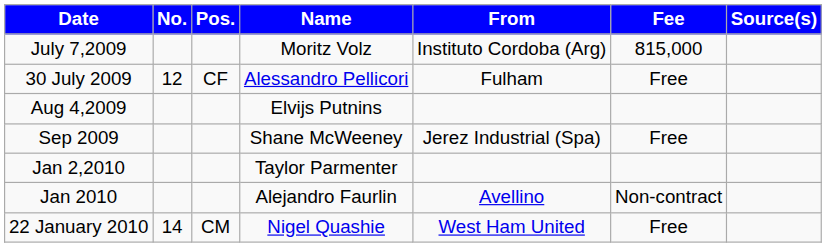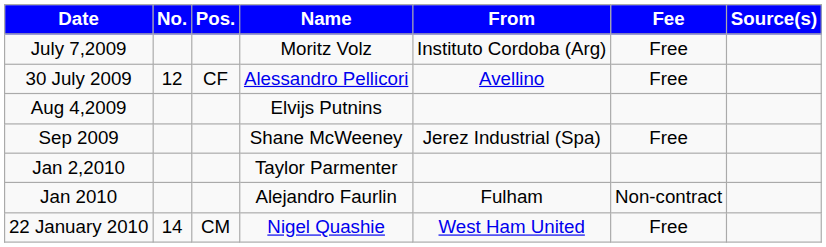(669, 49) 815,000 -> (669, 49) Free
(512, 78) Fulham -> (512, 78) Avellino
(512, 197) Avellino -> (512, 197) Fulham
